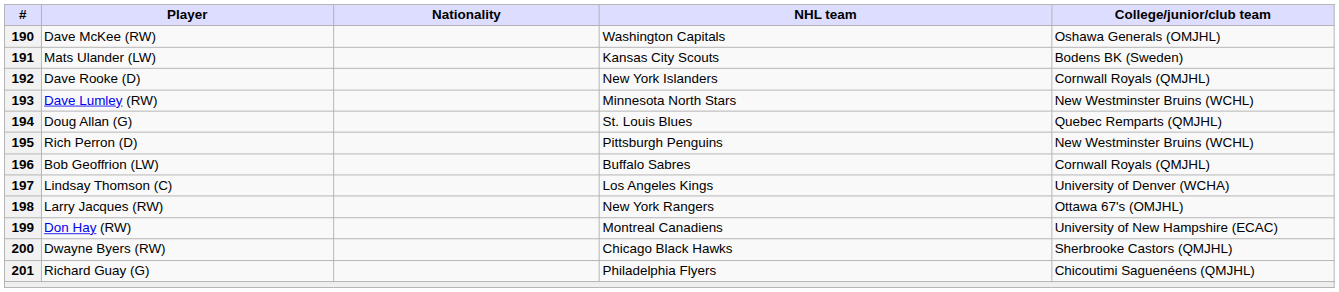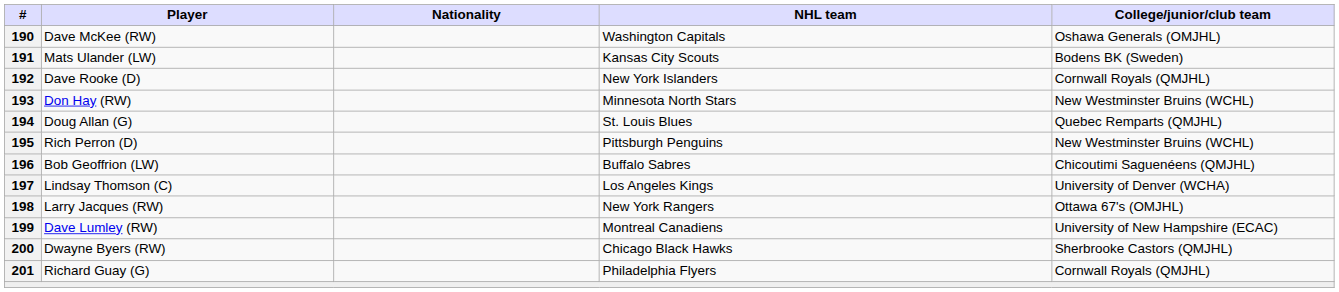(101, 100) Dave Lumley (RW) -> (88, 100) Don Hay (RW)
(1132, 164) Cornwall Royals (QMJHL) -> (1155, 164) Chicoutimi Saguenéens (QMJHL)
(88, 228) Don Hay (RW) -> (101, 228) Dave Lumley (RW)
(1155, 270) Chicoutimi Saguenéens (QMJHL) -> (1132, 270) Cornwall Royals (QMJHL)
